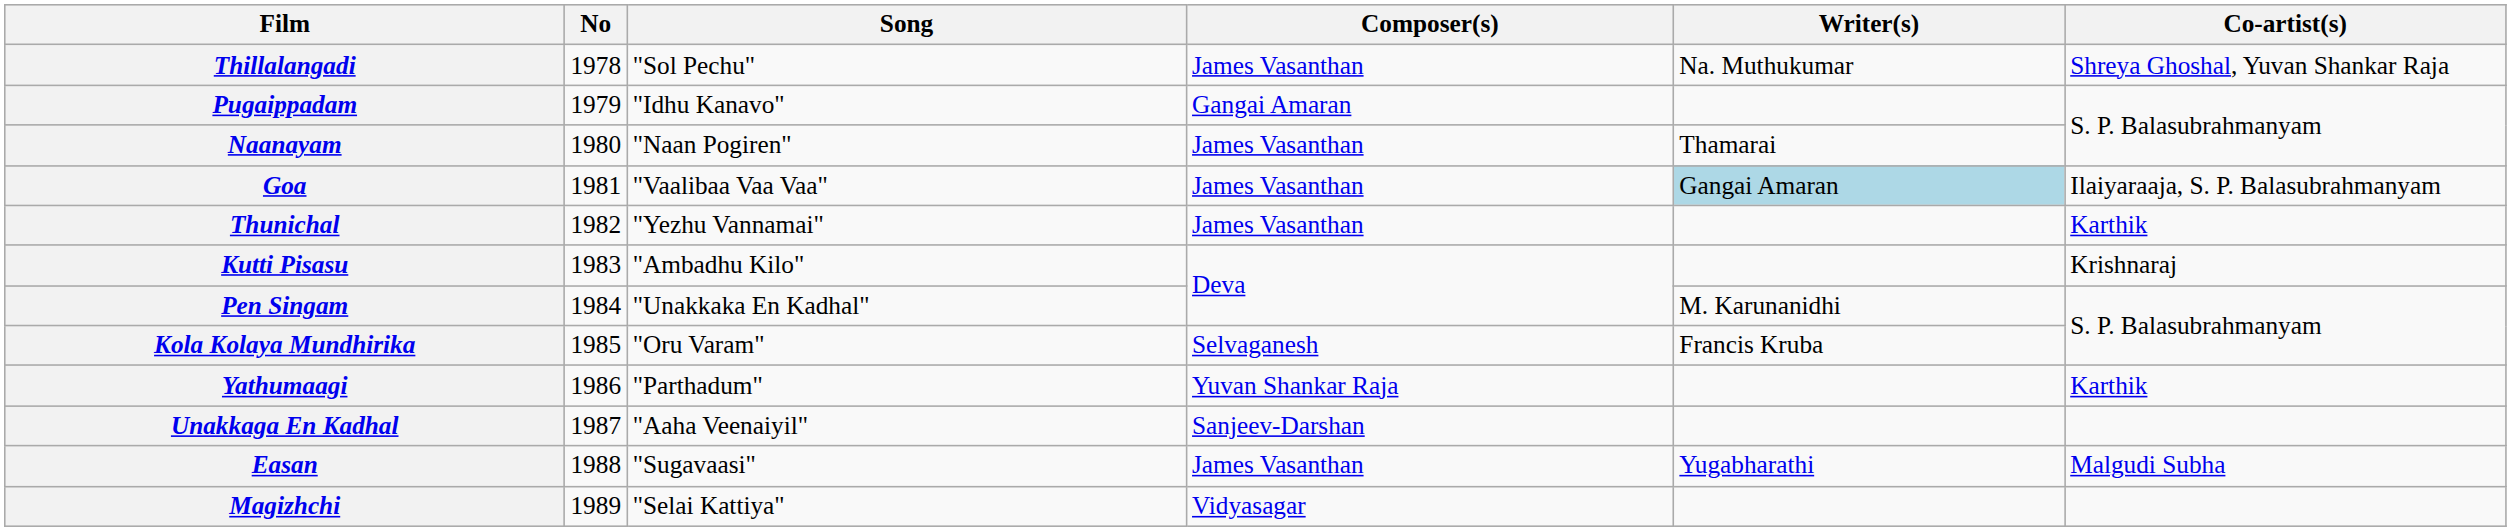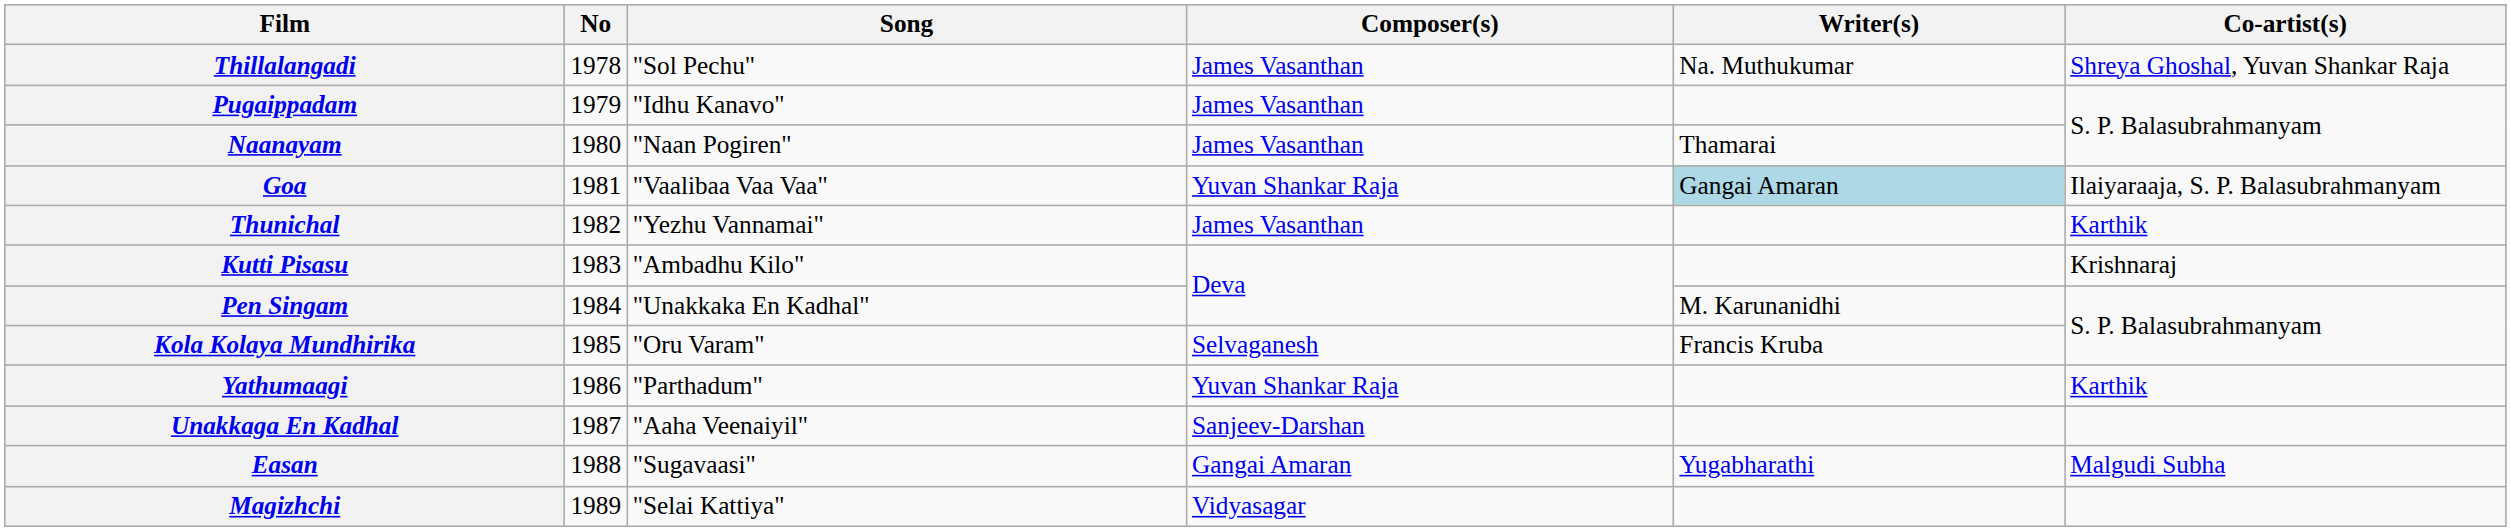(1272, 104) Gangai Amaran -> (1278, 104) James Vasanthan
(1278, 184) James Vasanthan -> (1295, 184) Yuvan Shankar Raja
(1278, 465) James Vasanthan -> (1272, 465) Gangai Amaran
